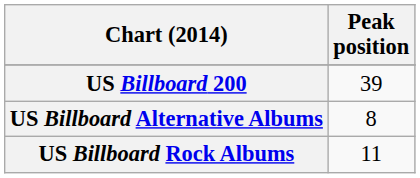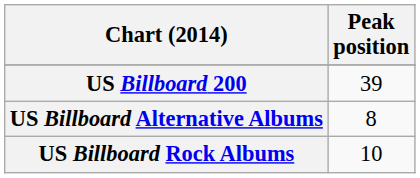(371, 154) 11 -> (371, 154) 10
